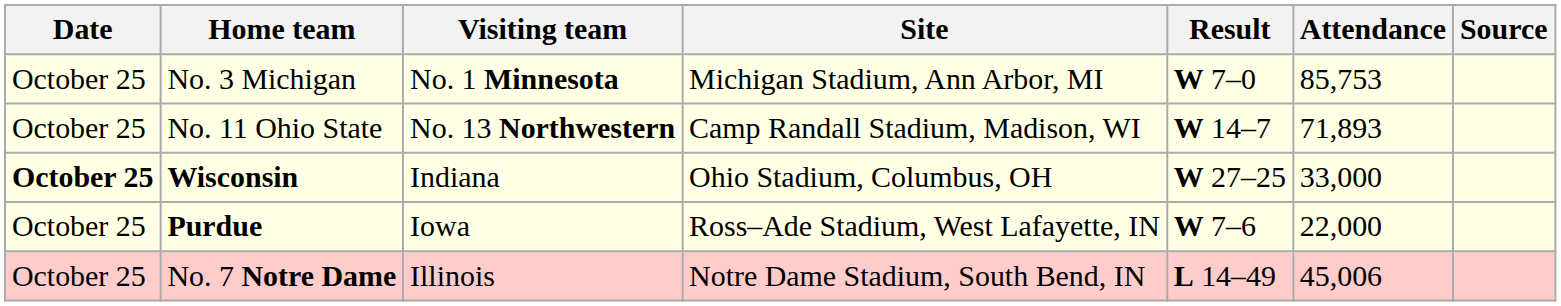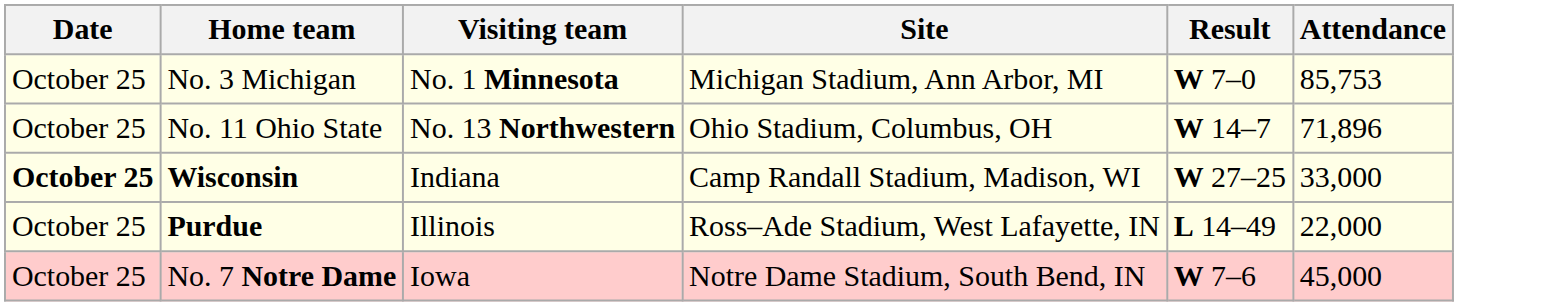- column: (1504, 29)
(915, 128) Camp Randall Stadium, Madison, WI -> (871, 128) Ohio Stadium, Columbus, OH
(1341, 128) 71,893 -> (1341, 128) 71,896
(871, 177) Ohio Stadium, Columbus, OH -> (915, 177) Camp Randall Stadium, Madison, WI
(440, 226) Iowa -> (452, 226) Illinois
(1215, 226) W 7–6 -> (1225, 226) L 14–49
(452, 276) Illinois -> (440, 276) Iowa
(1225, 276) L 14–49 -> (1215, 276) W 7–6
(1341, 276) 45,006 -> (1341, 276) 45,000
